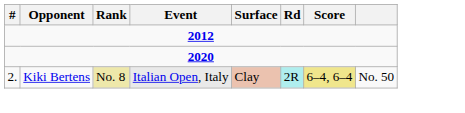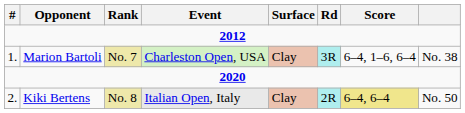+ row: (62, 56)
